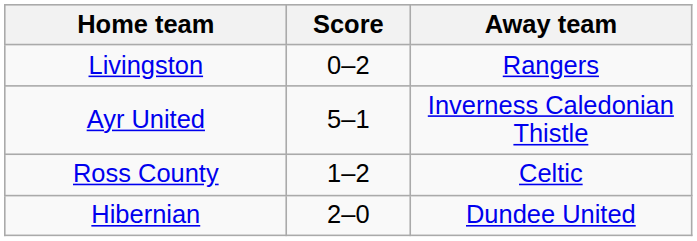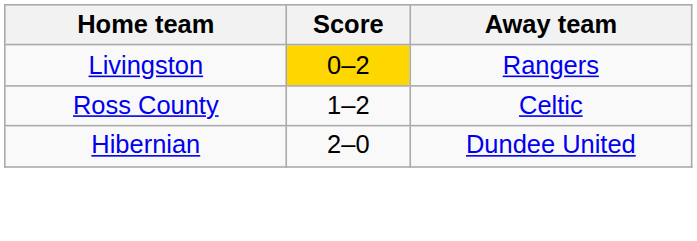(348, 65) no background -> (348, 65) gold background
- row: (146, 119)
